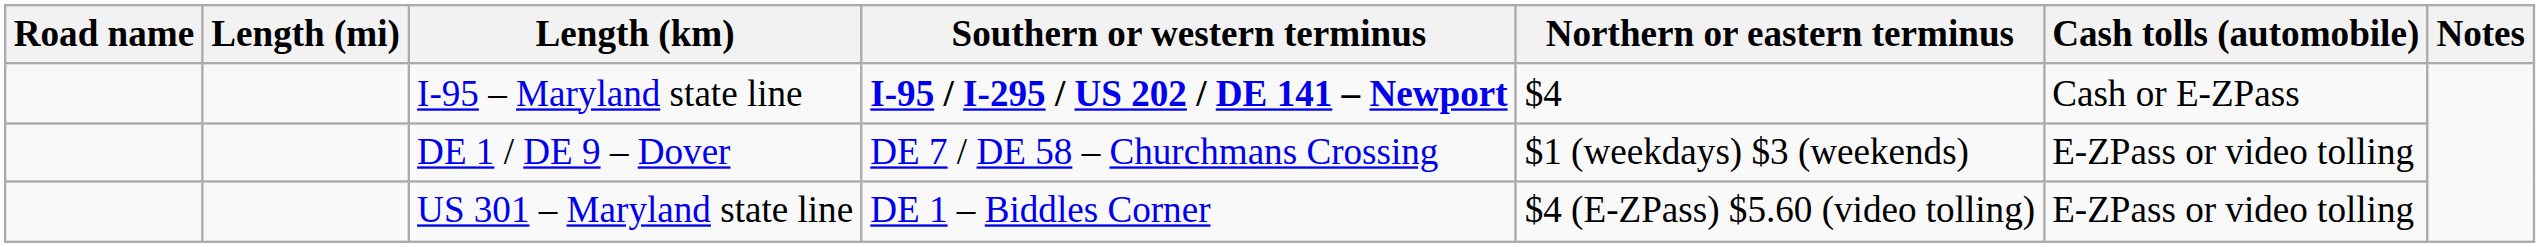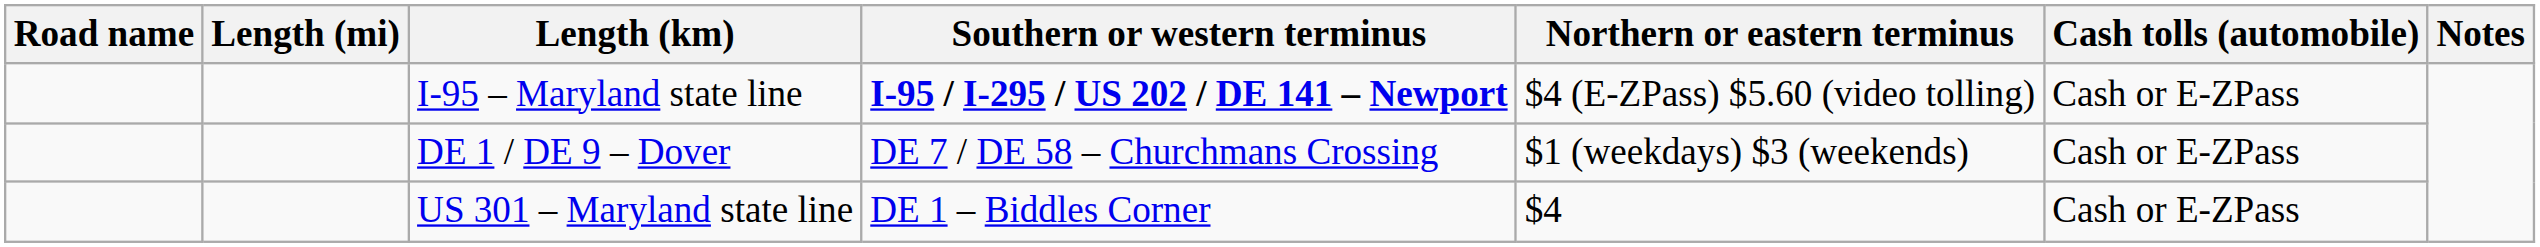(1543, 92) $4 -> (1780, 92) $4 (E-ZPass) $5.60 (video tolling)
(2233, 151) E-ZPass or video tolling -> (2176, 151) Cash or E-ZPass
(1780, 210) $4 (E-ZPass) $5.60 (video tolling) -> (1543, 210) $4
(2233, 210) E-ZPass or video tolling -> (2176, 210) Cash or E-ZPass
